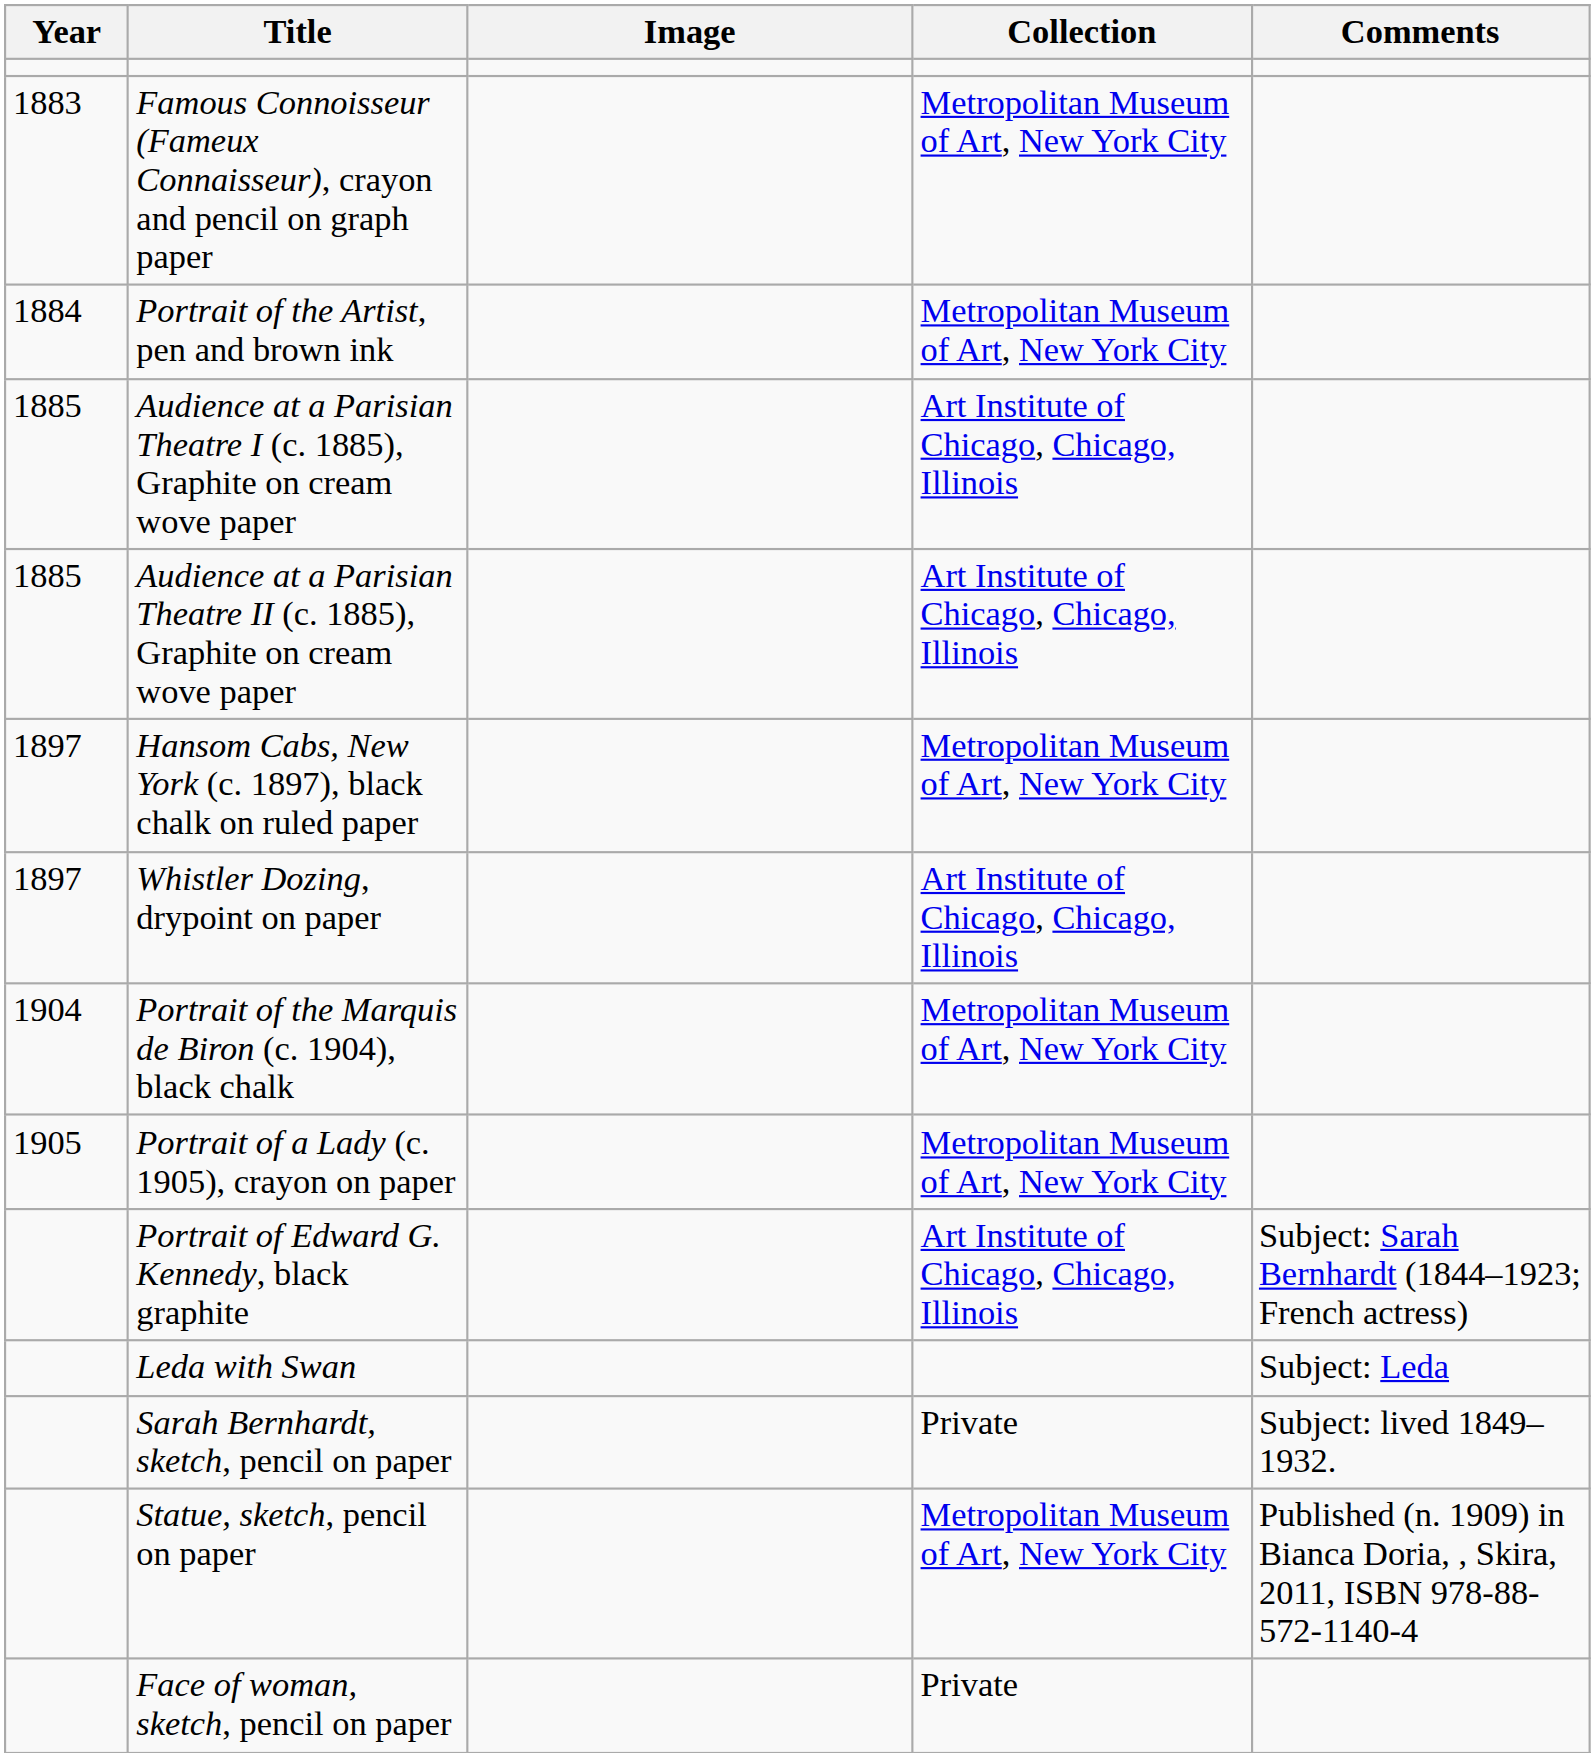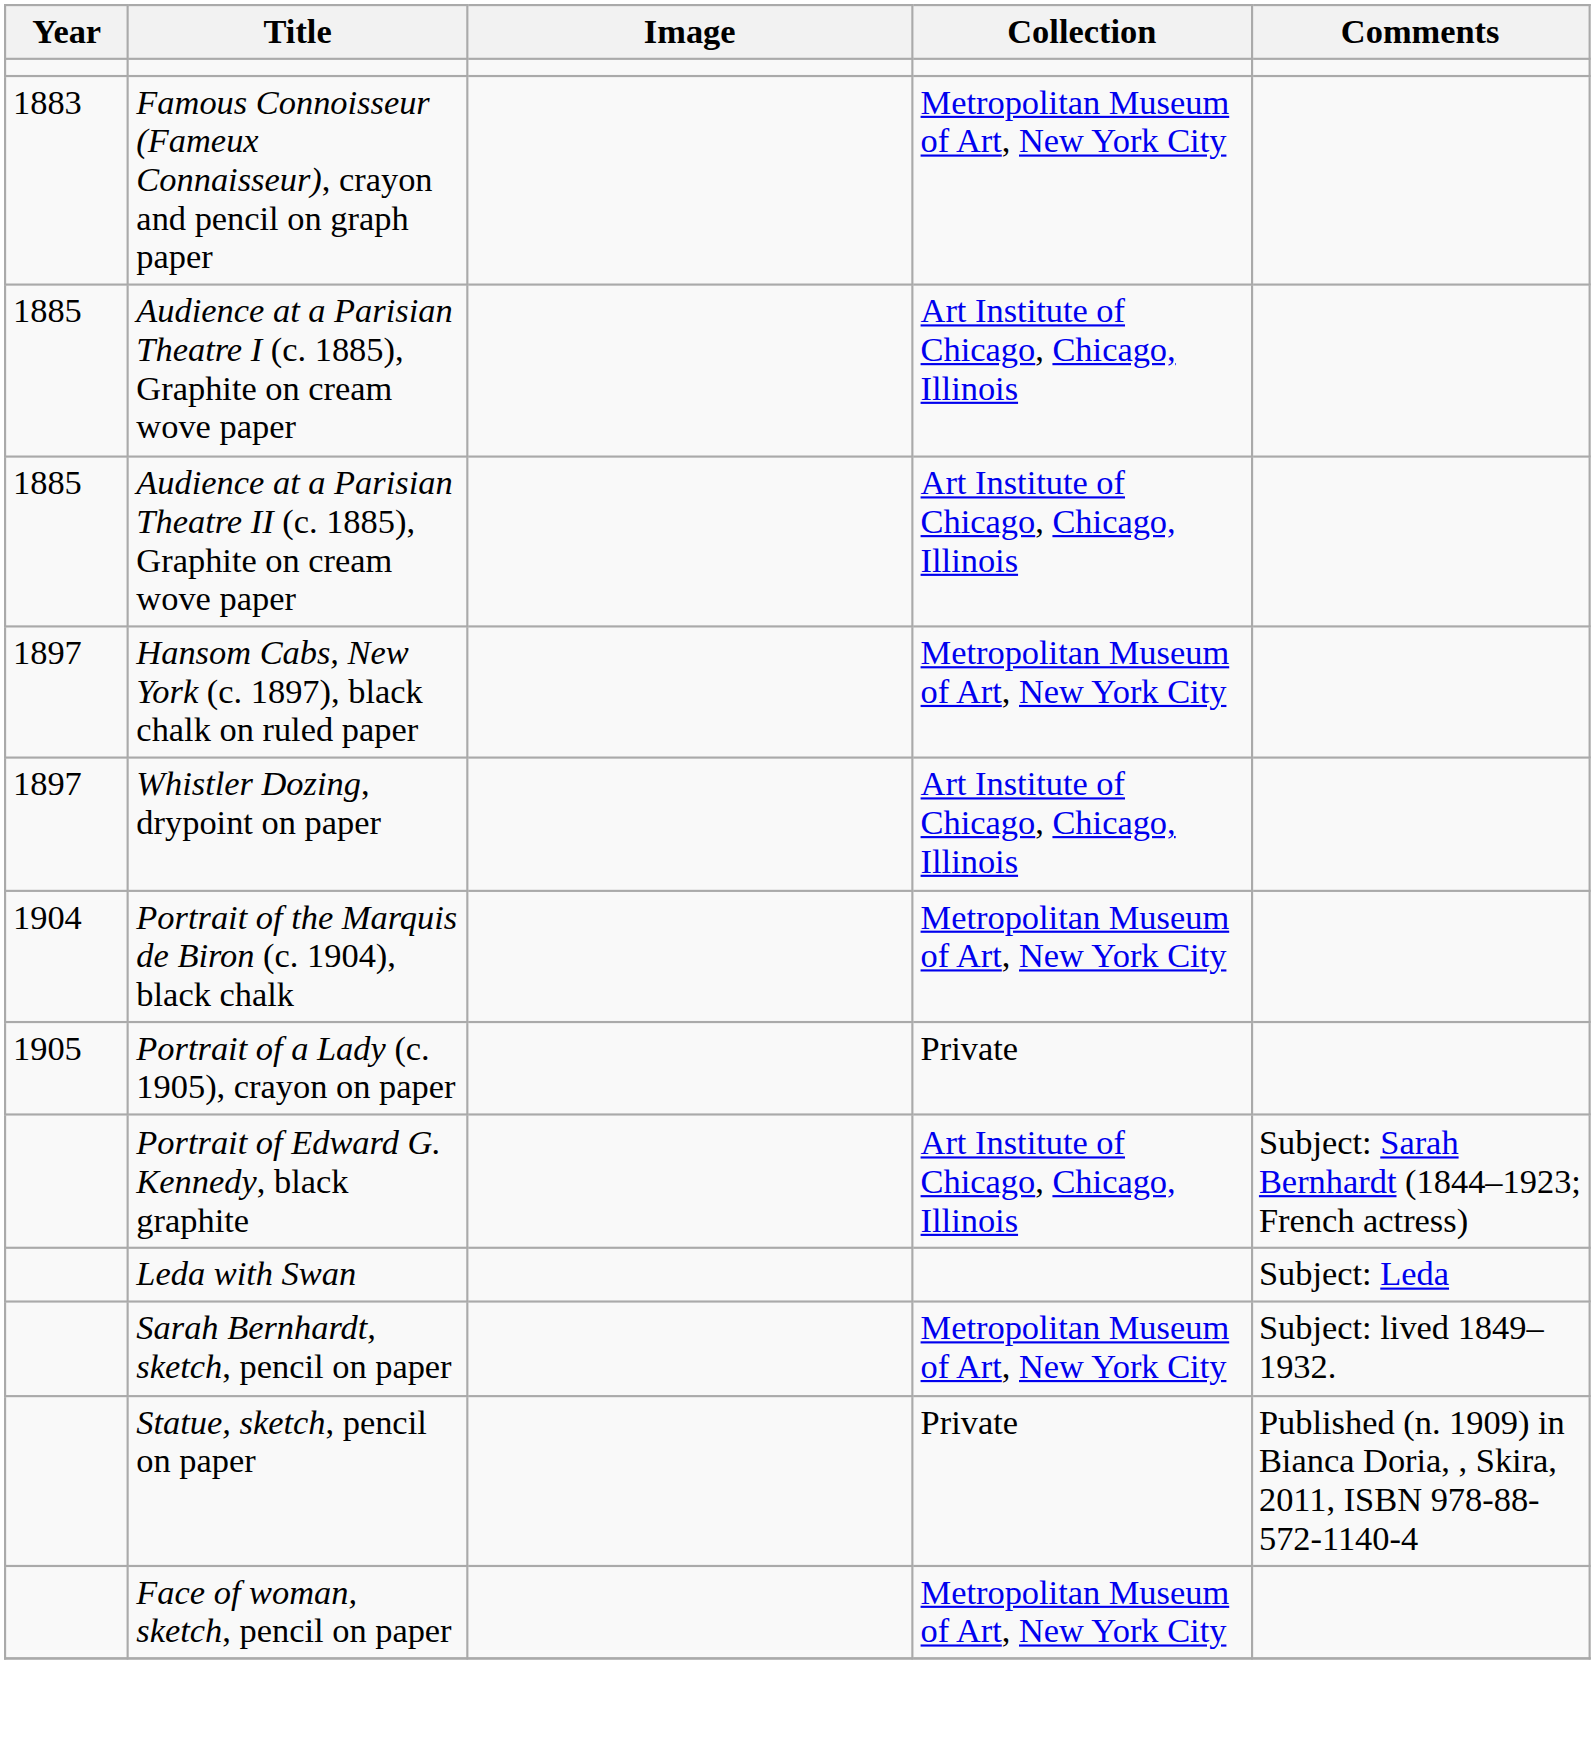- row: (47, 311)
(1075, 1161) Metropolitan Museum of Art, New York City -> (969, 1048) Private
(969, 1421) Private -> (1075, 1347) Metropolitan Museum of Art, New York City
(1075, 1534) Metropolitan Museum of Art, New York City -> (969, 1421) Private
(969, 1685) Private -> (1075, 1611) Metropolitan Museum of Art, New York City
